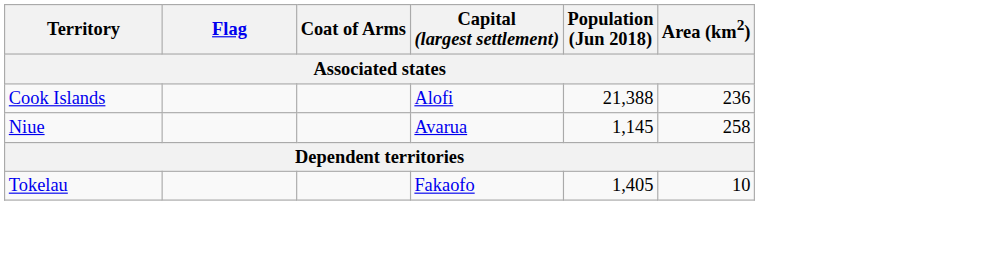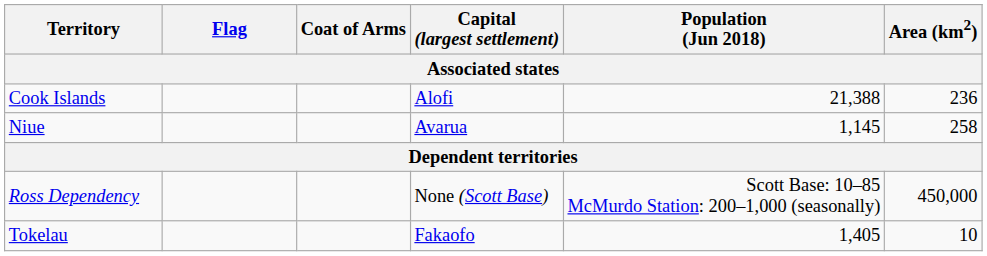+ row: (74, 196)
